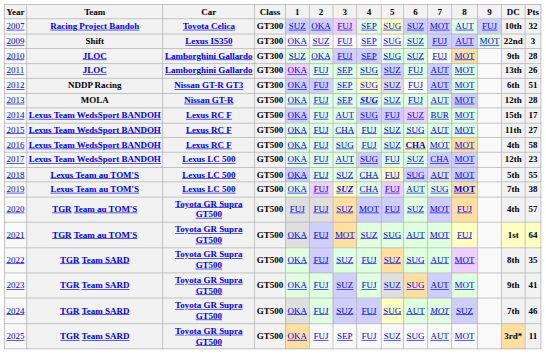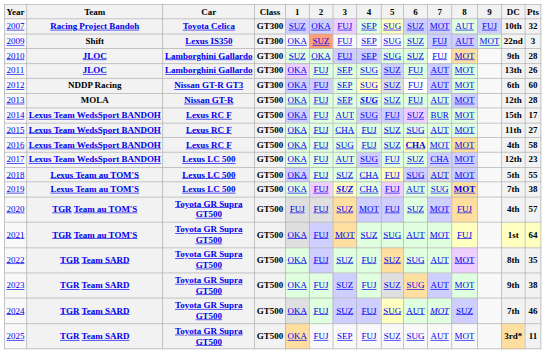(321, 41) no background -> (321, 41) lightsalmon background
(533, 85) 51 -> (533, 85) 60
(533, 285) 41 -> (533, 285) 38
